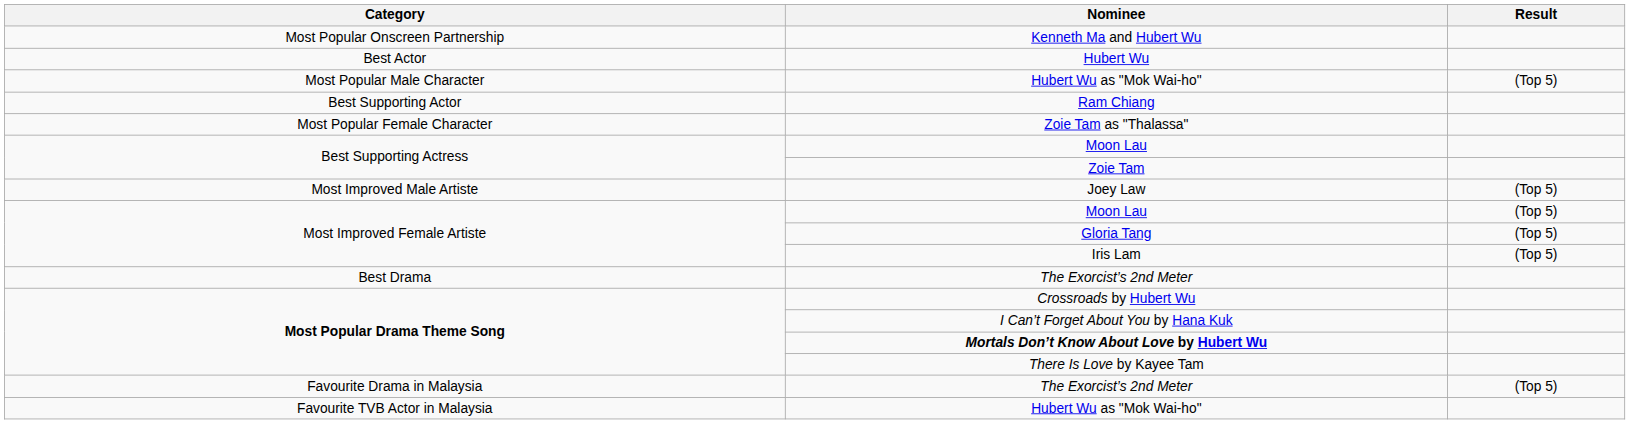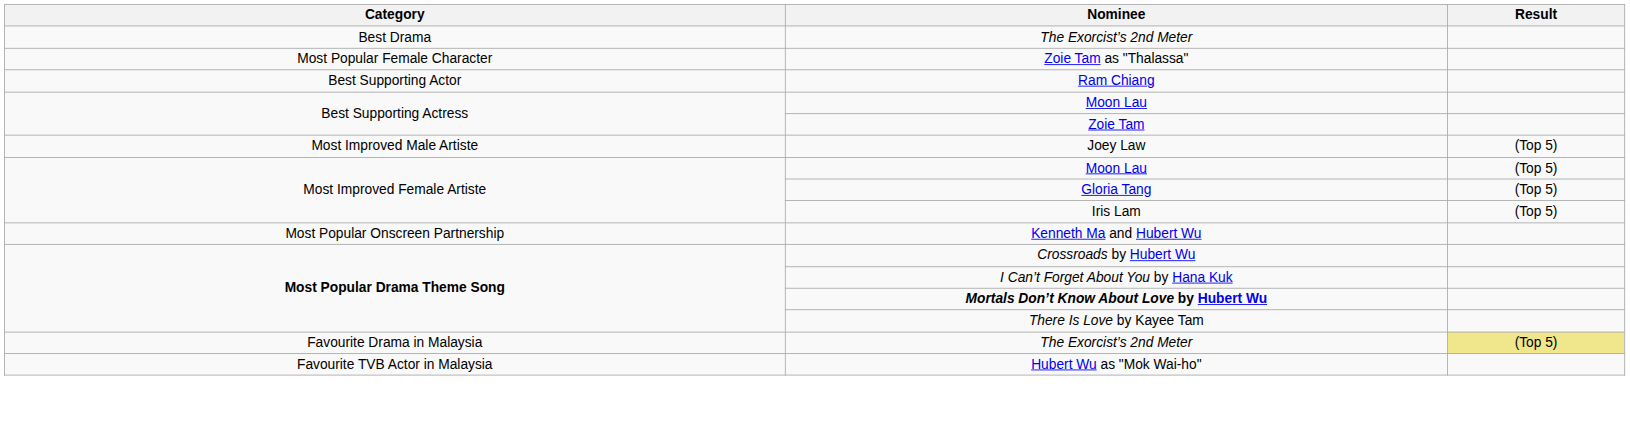rows swapped: (395, 277) <-> (395, 37)
- row: (395, 59)
- row: (395, 80)
rows swapped: (395, 124) <-> (395, 102)
(1536, 386) no background -> (1536, 342) khaki background
